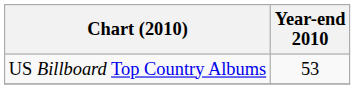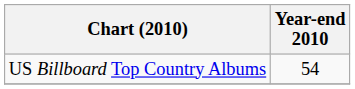(310, 68) 53 -> (310, 68) 54
